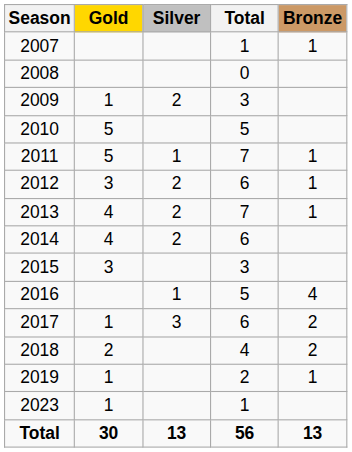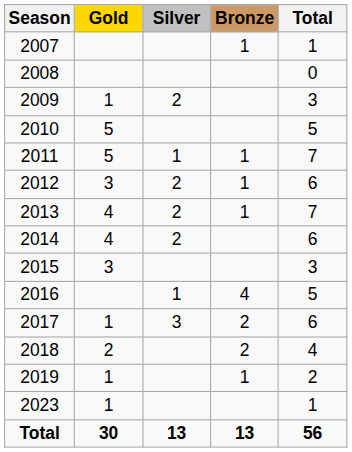columns swapped: (313, 18) <-> (245, 18)
